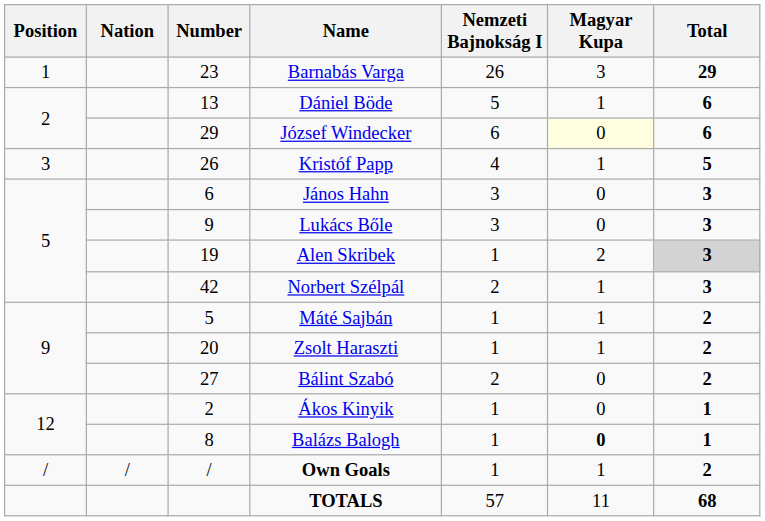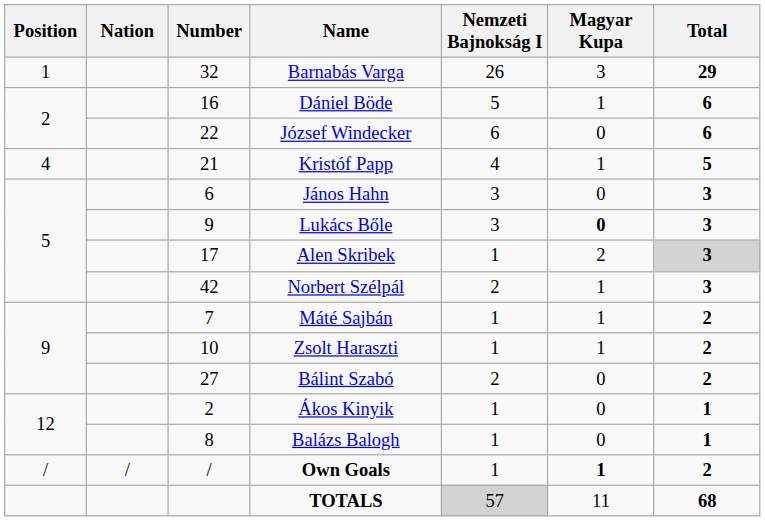(209, 72) 23 -> (209, 72) 32
(209, 103) 13 -> (209, 103) 16
(209, 133) 29 -> (209, 133) 22
(601, 133) lightyellow background -> (601, 133) no background
(46, 164) 3 -> (46, 164) 4
(209, 164) 26 -> (209, 164) 21
(601, 225) normal -> (601, 225) bold
(209, 255) 19 -> (209, 255) 17
(209, 317) 5 -> (209, 317) 7
(209, 347) 20 -> (209, 347) 10
(601, 439) bold -> (601, 439) normal
(601, 470) normal -> (601, 470) bold
(495, 500) no background -> (495, 500) lightgrey background
